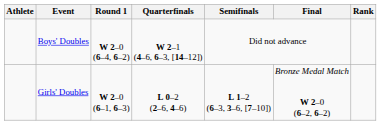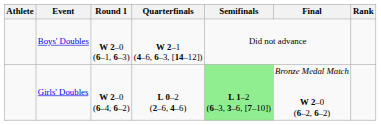(111, 52) W 2–0 (6–4, 6–2) -> (111, 52) W 2–0 (6–1, 6–3)
(111, 103) W 2–0 (6–1, 6–3) -> (111, 103) W 2–0 (6–4, 6–2)
(239, 103) no background -> (239, 103) lightgreen background
